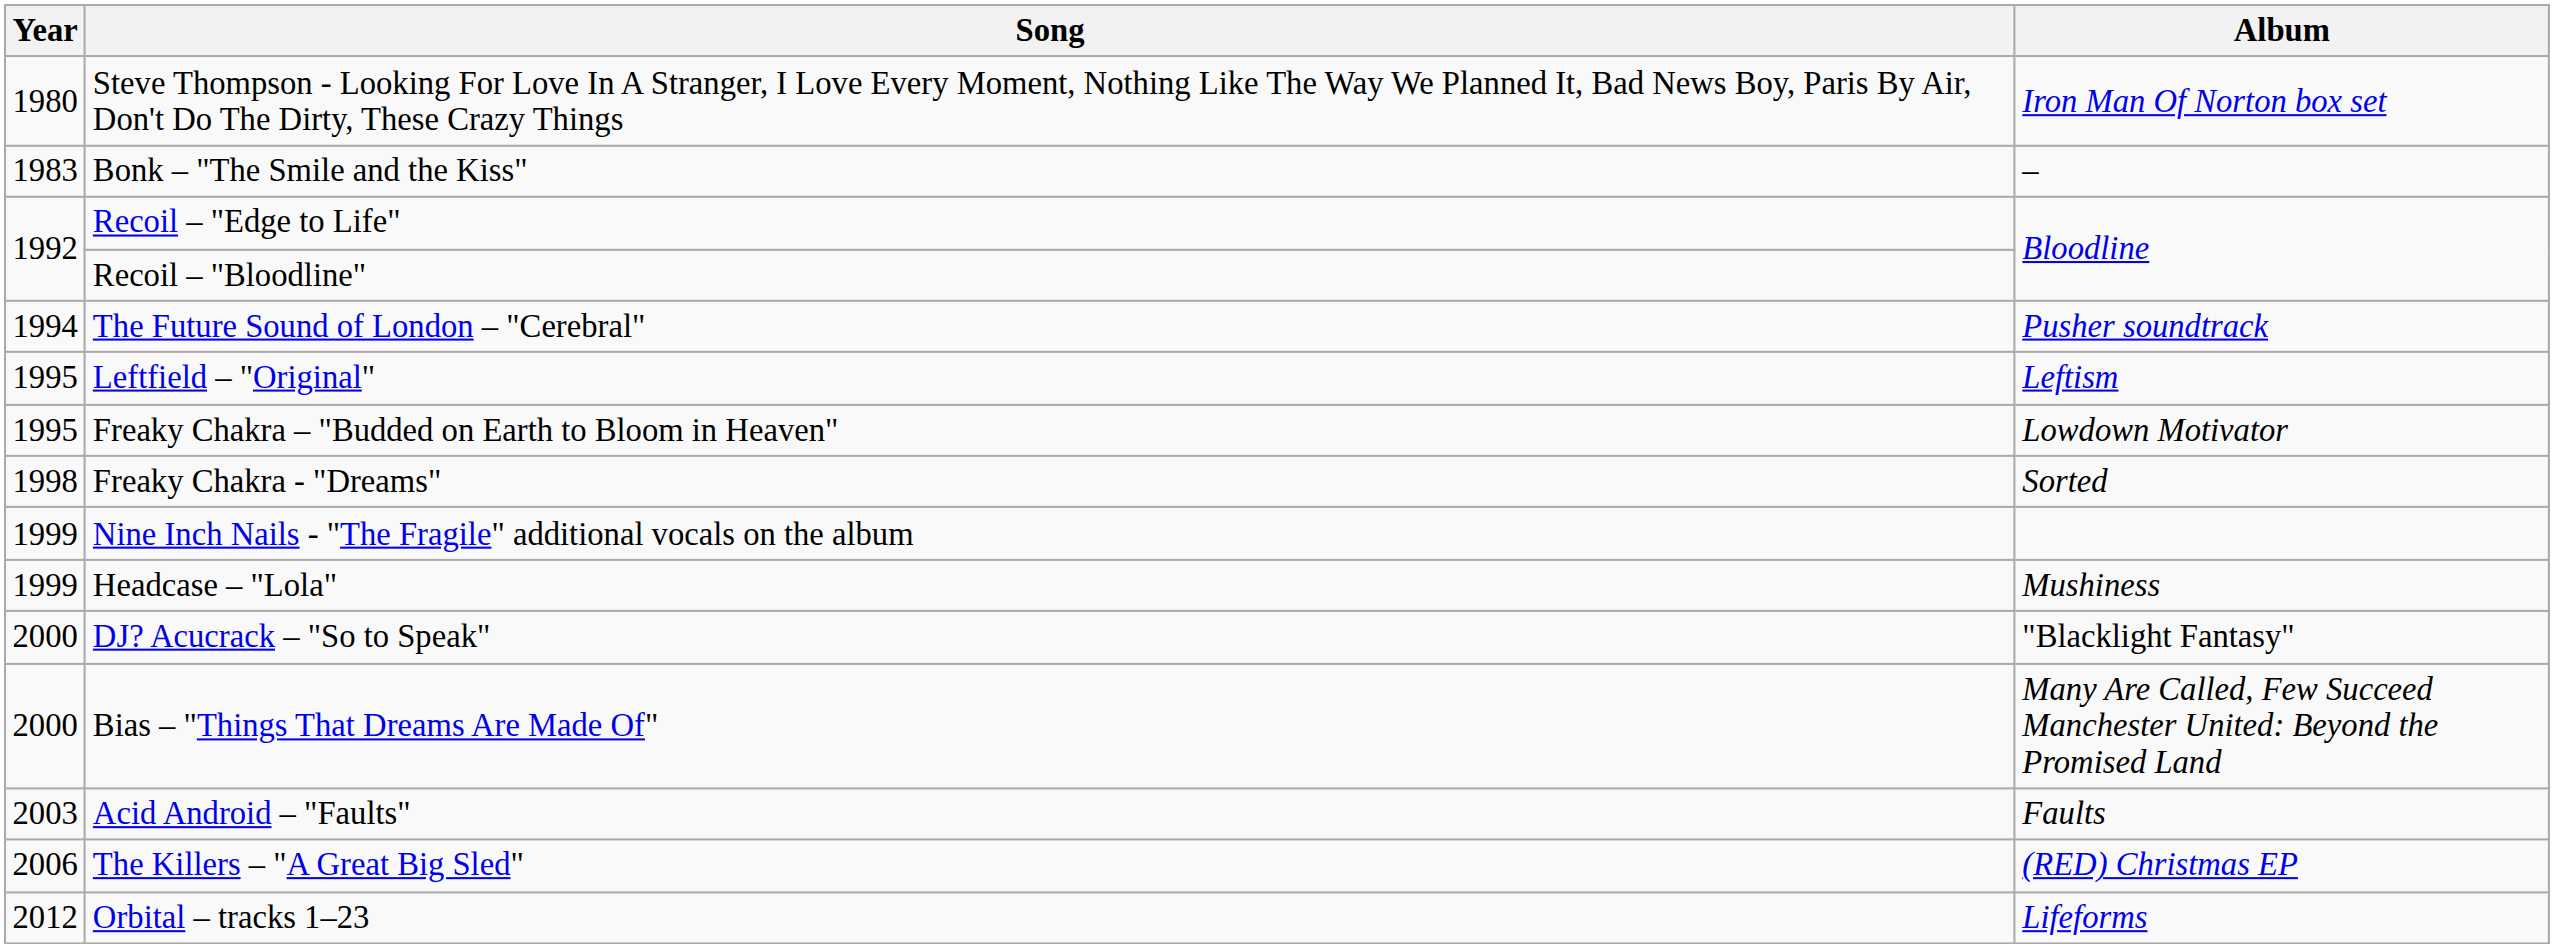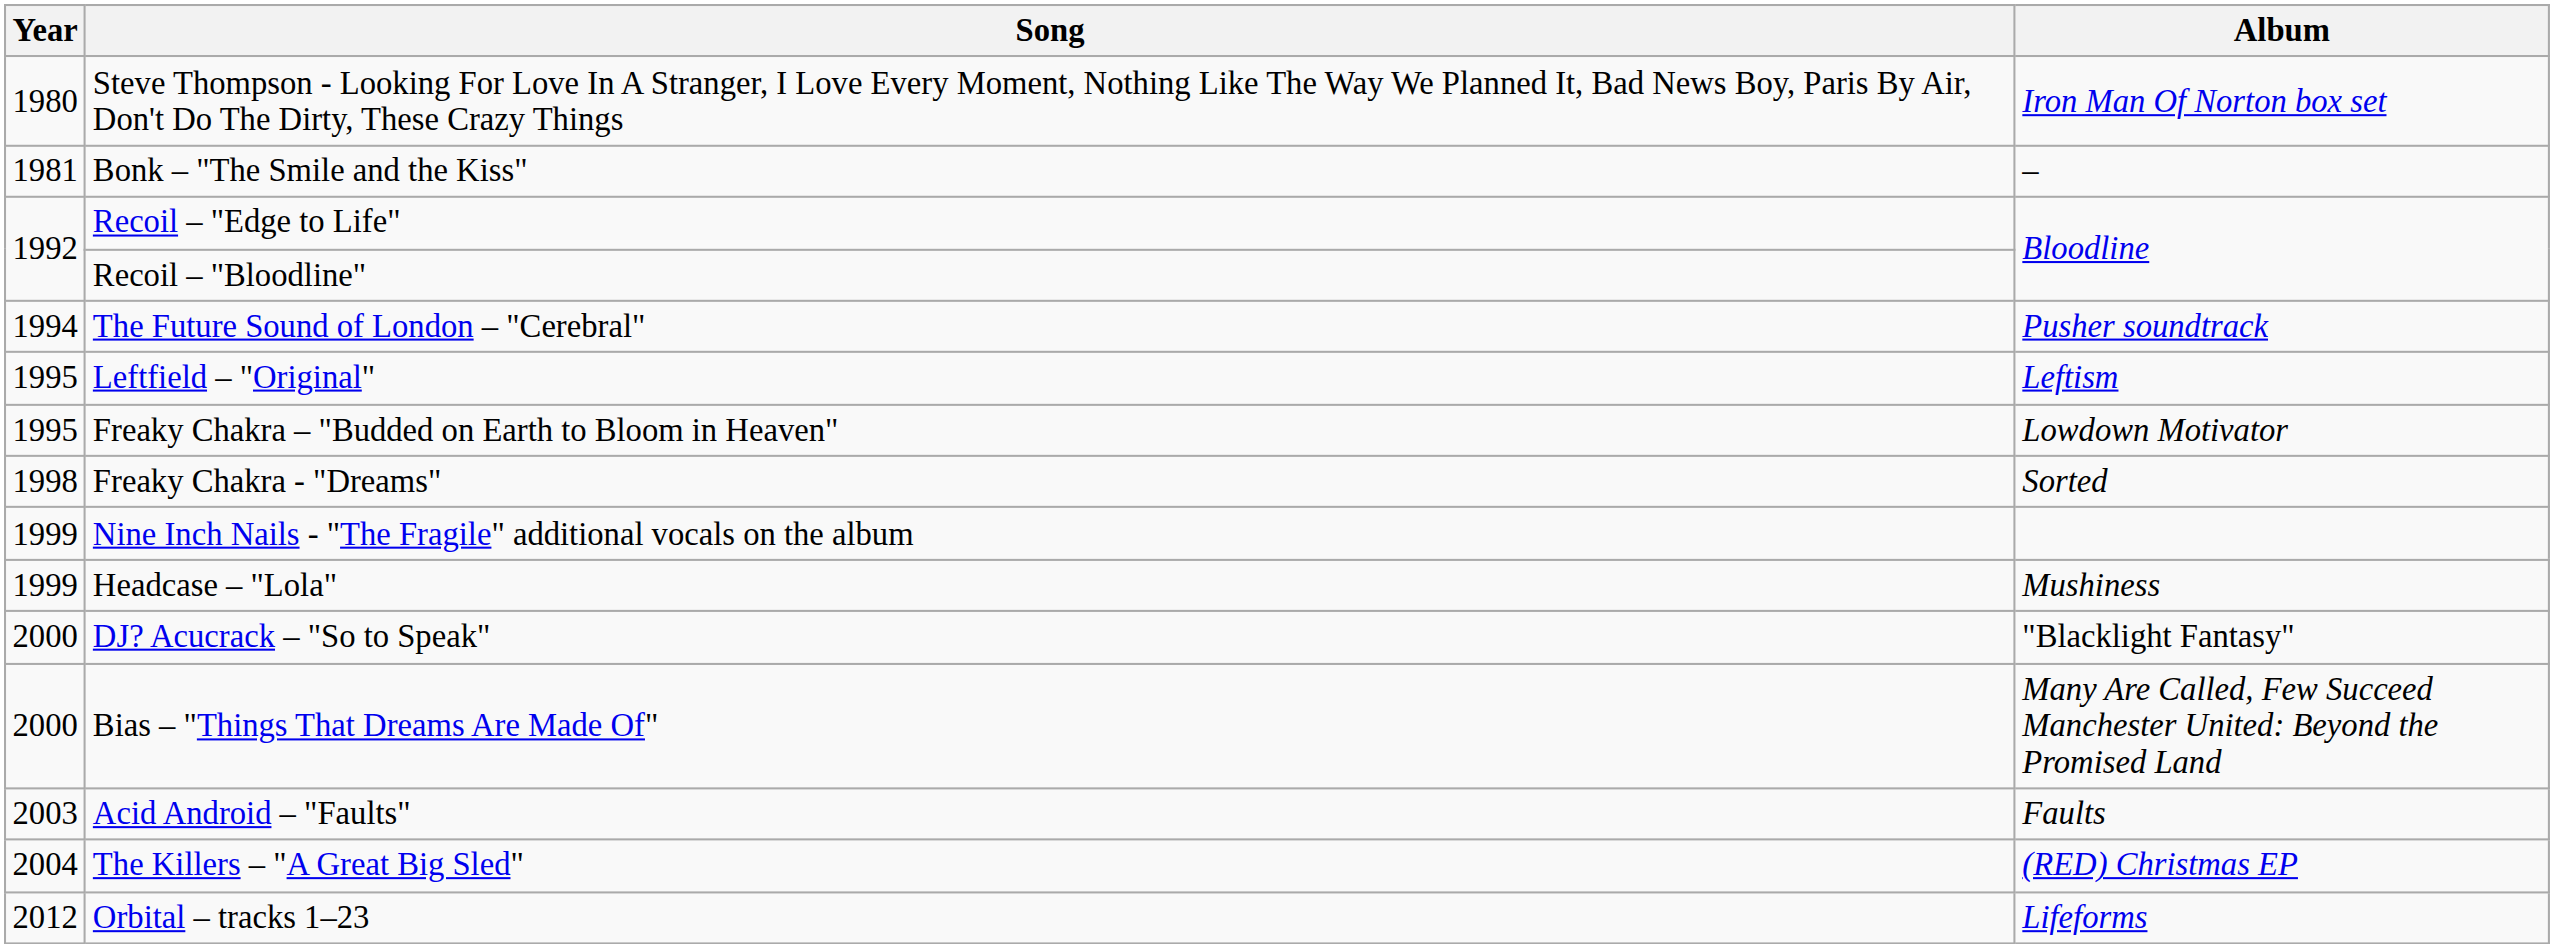(45, 170) 1983 -> (45, 170) 1981
(45, 865) 2006 -> (45, 865) 2004
